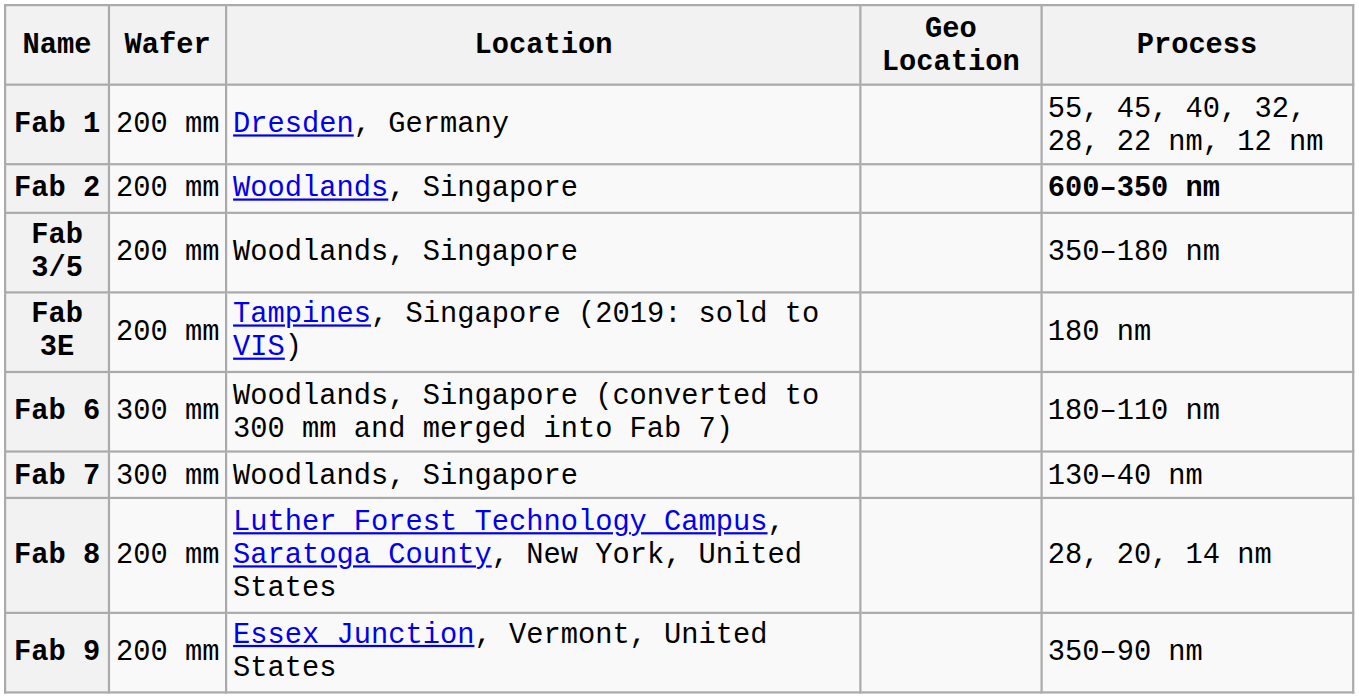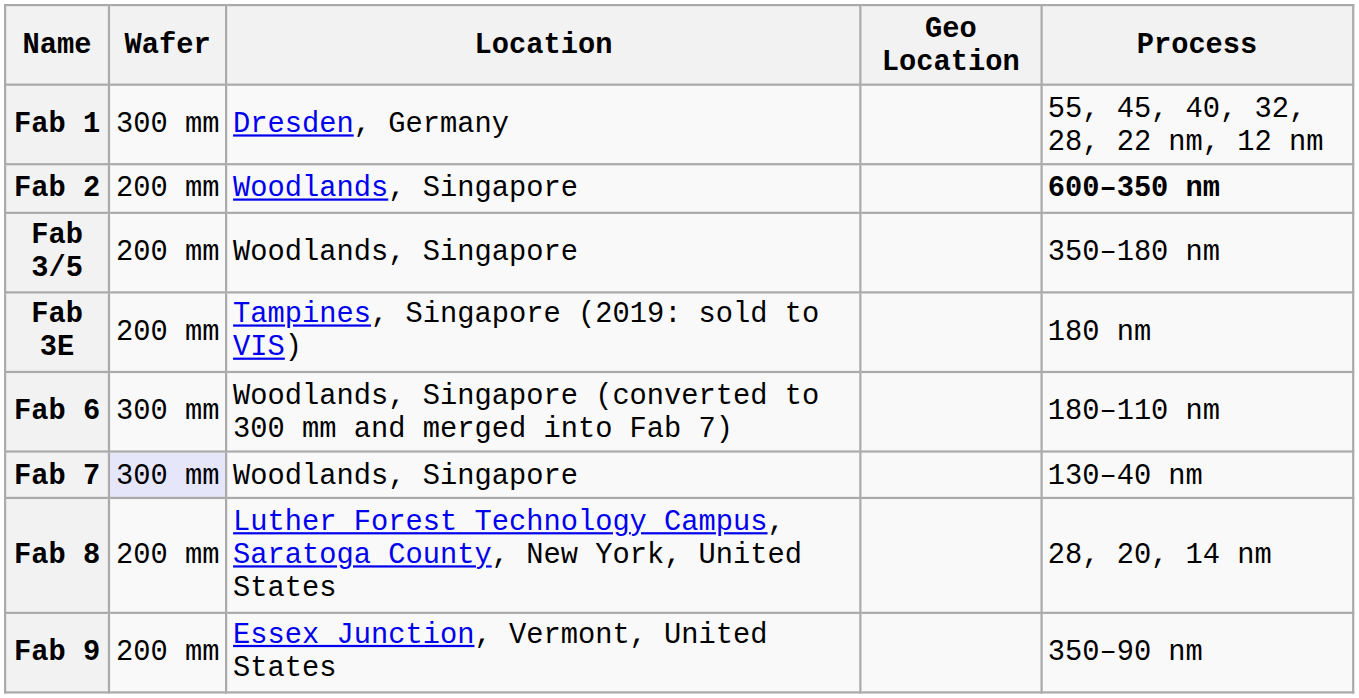(168, 125) 200 mm -> (168, 125) 300 mm
(168, 475) no background -> (168, 475) lavender background
